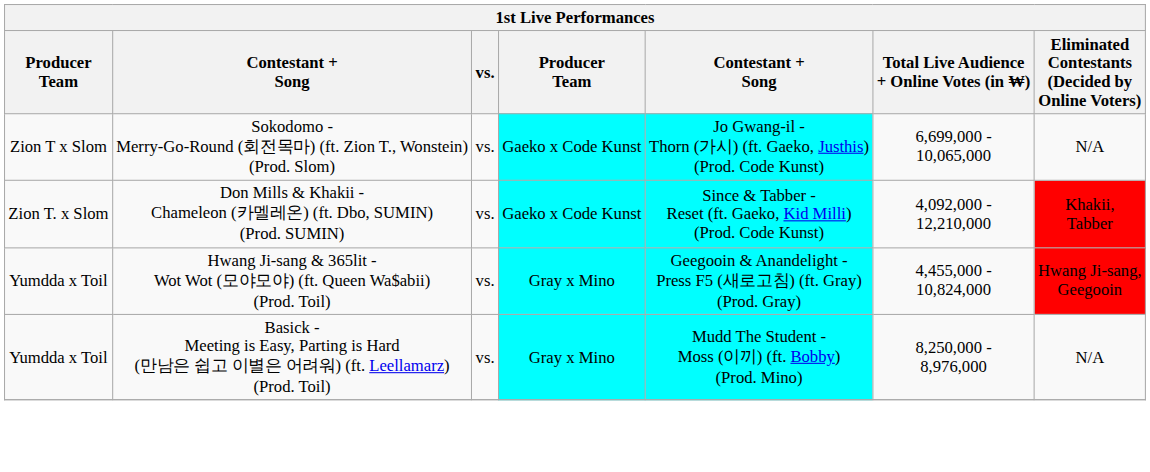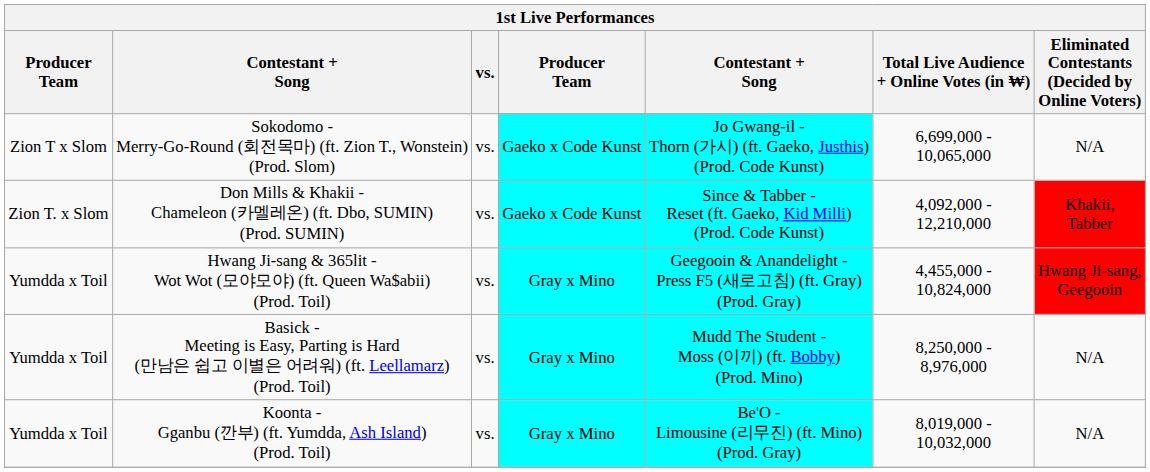+ row: (292, 433)
